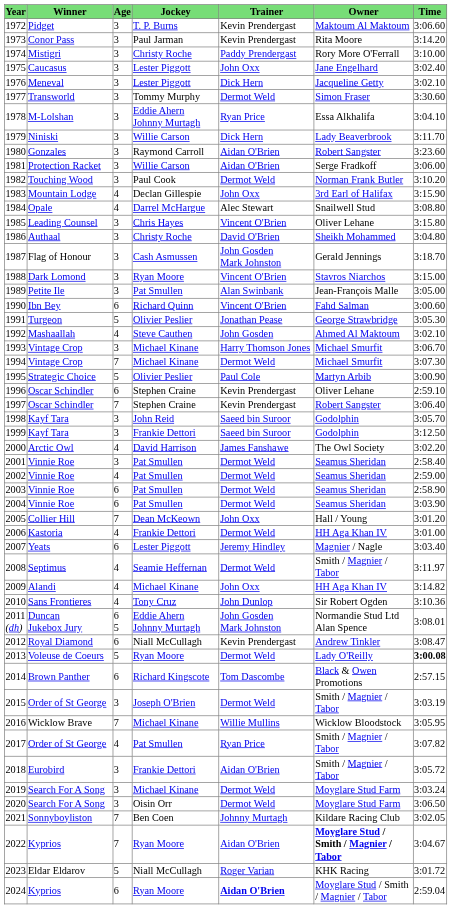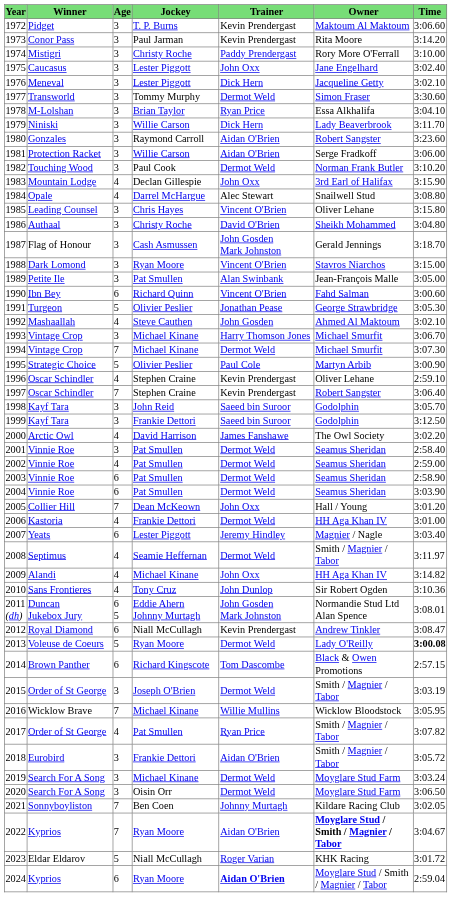(167, 117) Eddie Ahern Johnny Murtagh -> (159, 110) Brian Taylor
(116, 390) 6 -> (116, 378) 4
